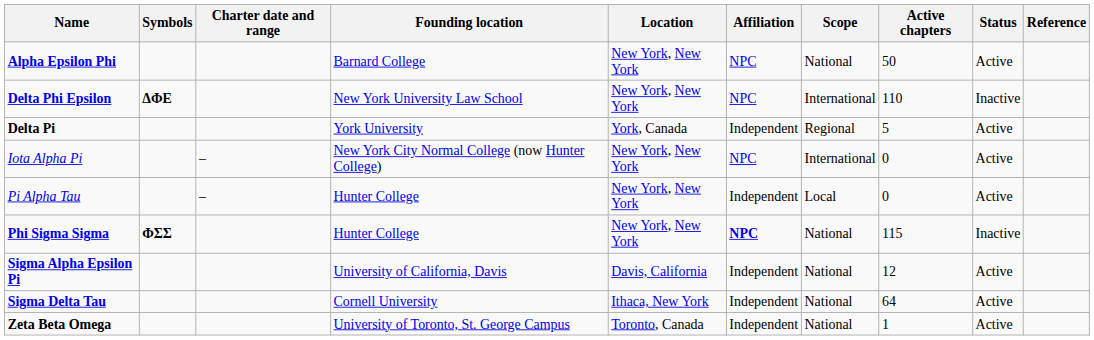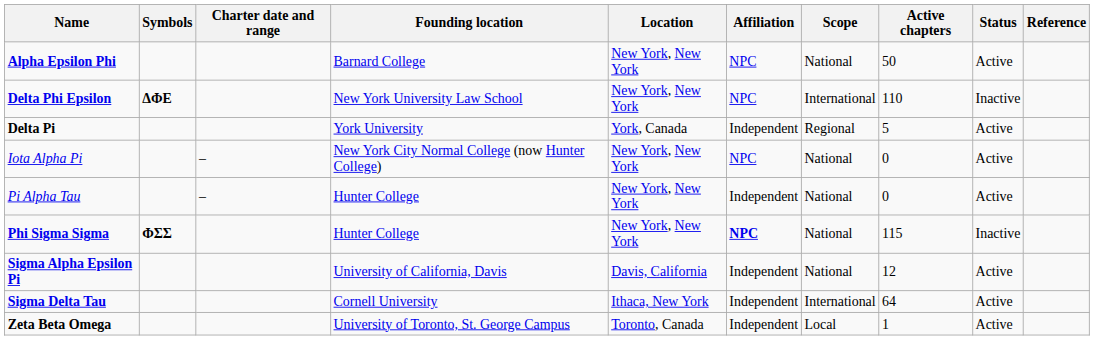(840, 158) International -> (829, 158) National
(820, 196) Local -> (829, 196) National
(829, 301) National -> (840, 301) International
(829, 323) National -> (820, 323) Local
